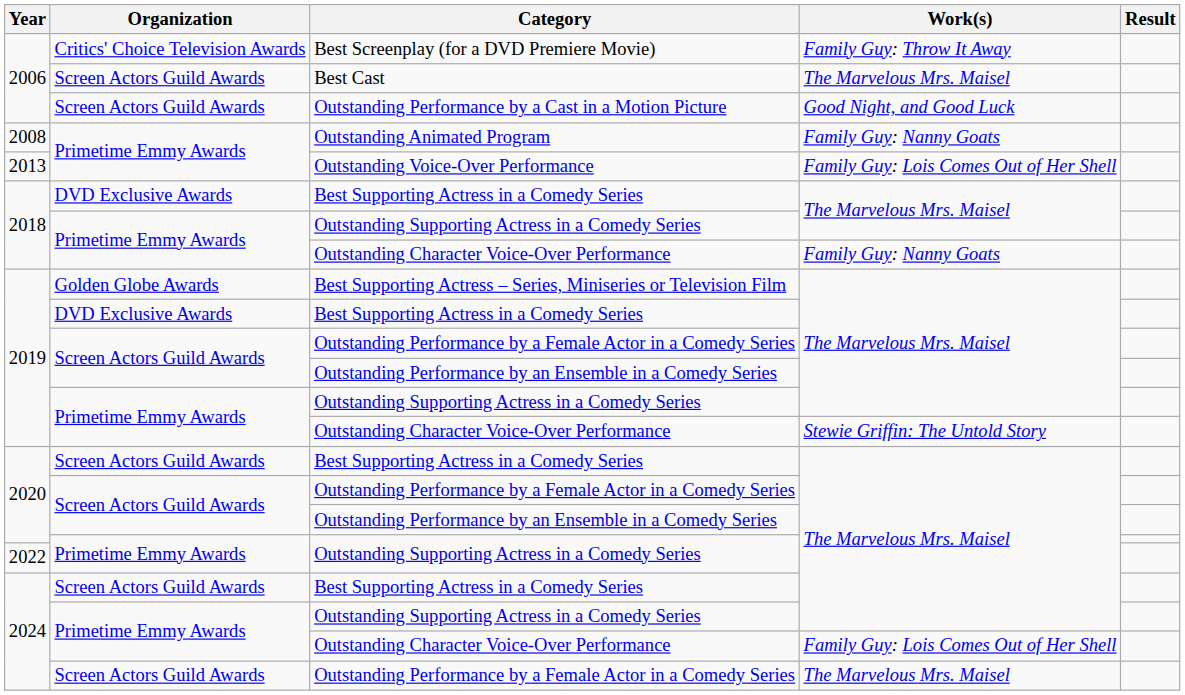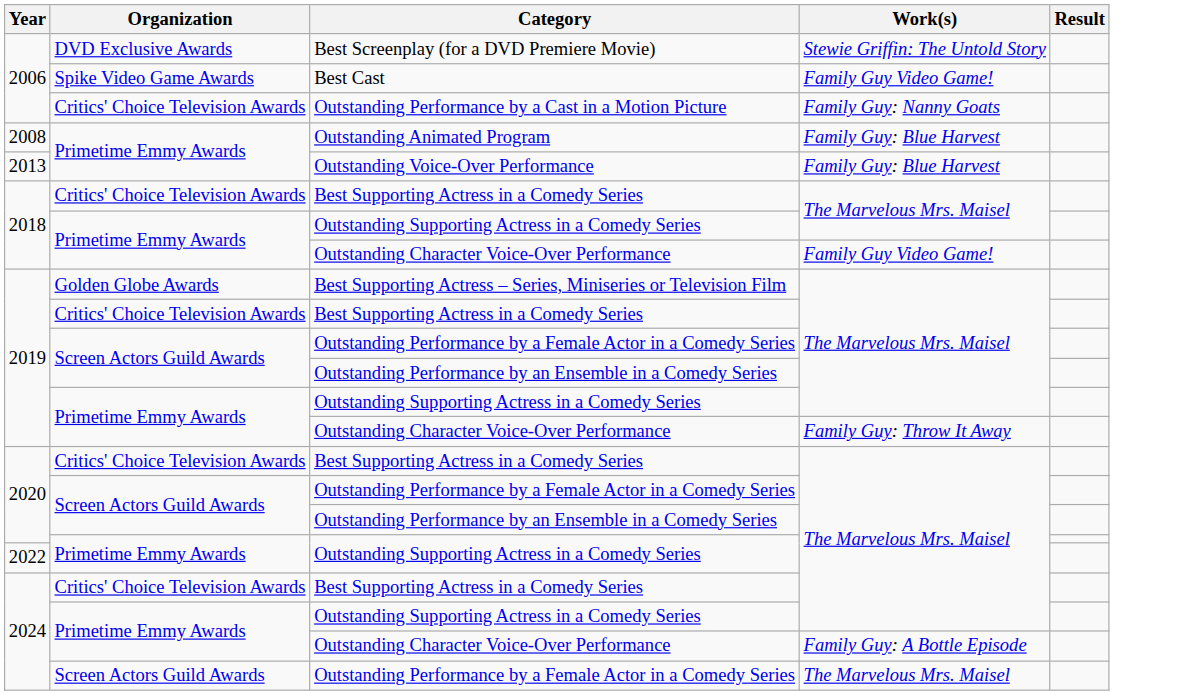(180, 48) Critics' Choice Television Awards -> (143, 48) DVD Exclusive Awards
(907, 48) Family Guy: Throw It Away -> (925, 48) Stewie Griffin: The Untold Story
(160, 78) Screen Actors Guild Awards -> (154, 78) Spike Video Game Awards
(907, 78) The Marvelous Mrs. Maisel -> (899, 78) Family Guy Video Game!
(160, 107) Screen Actors Guild Awards -> (180, 107) Critics' Choice Television Awards
(909, 107) Good Night, and Good Luck -> (902, 107) Family Guy: Nanny Goats
(902, 136) Family Guy: Nanny Goats -> (902, 136) Family Guy: Blue Harvest
(960, 166) Family Guy: Lois Comes Out of Her Shell -> (902, 166) Family Guy: Blue Harvest
(143, 195) DVD Exclusive Awards -> (180, 195) Critics' Choice Television Awards
(902, 254) Family Guy: Nanny Goats -> (899, 254) Family Guy Video Game!
(143, 313) DVD Exclusive Awards -> (180, 313) Critics' Choice Television Awards
(925, 431) Stewie Griffin: The Untold Story -> (907, 431) Family Guy: Throw It Away
(160, 460) Screen Actors Guild Awards -> (180, 460) Critics' Choice Television Awards
(160, 587) Screen Actors Guild Awards -> (180, 587) Critics' Choice Television Awards
(960, 645) Family Guy: Lois Comes Out of Her Shell -> (915, 645) Family Guy: A Bottle Episode
